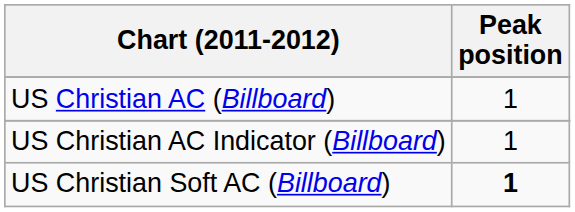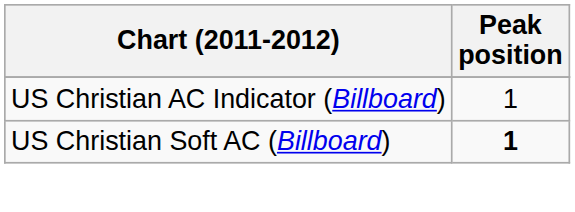- row: (173, 98)
